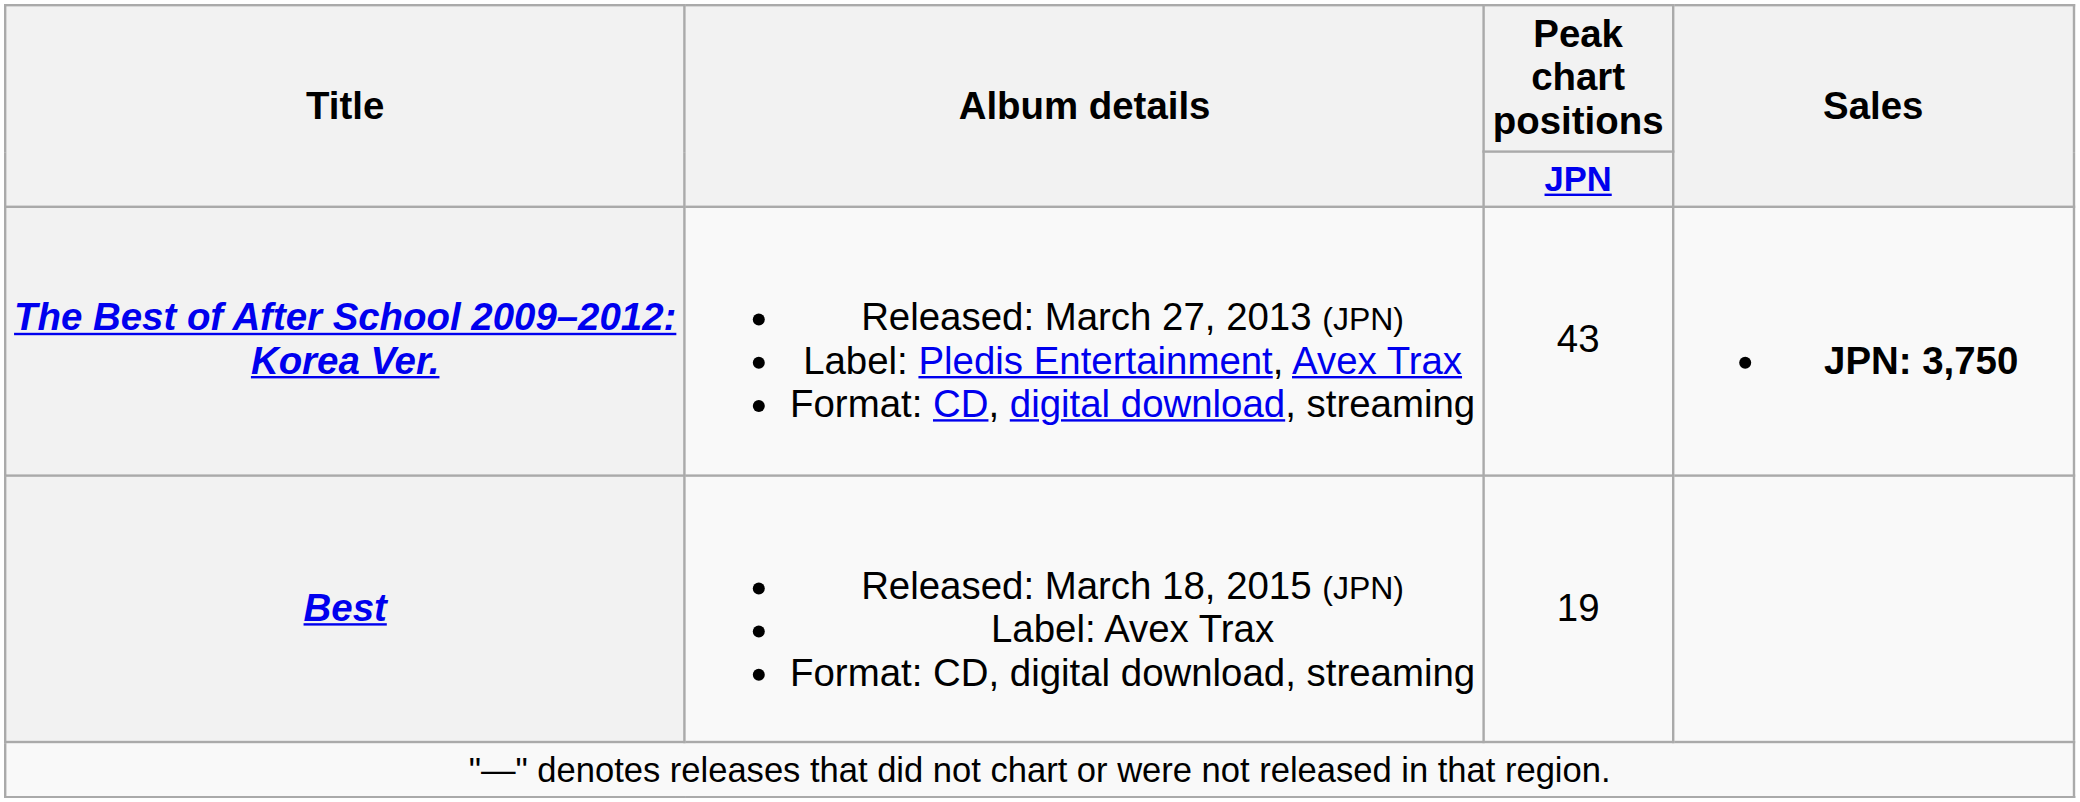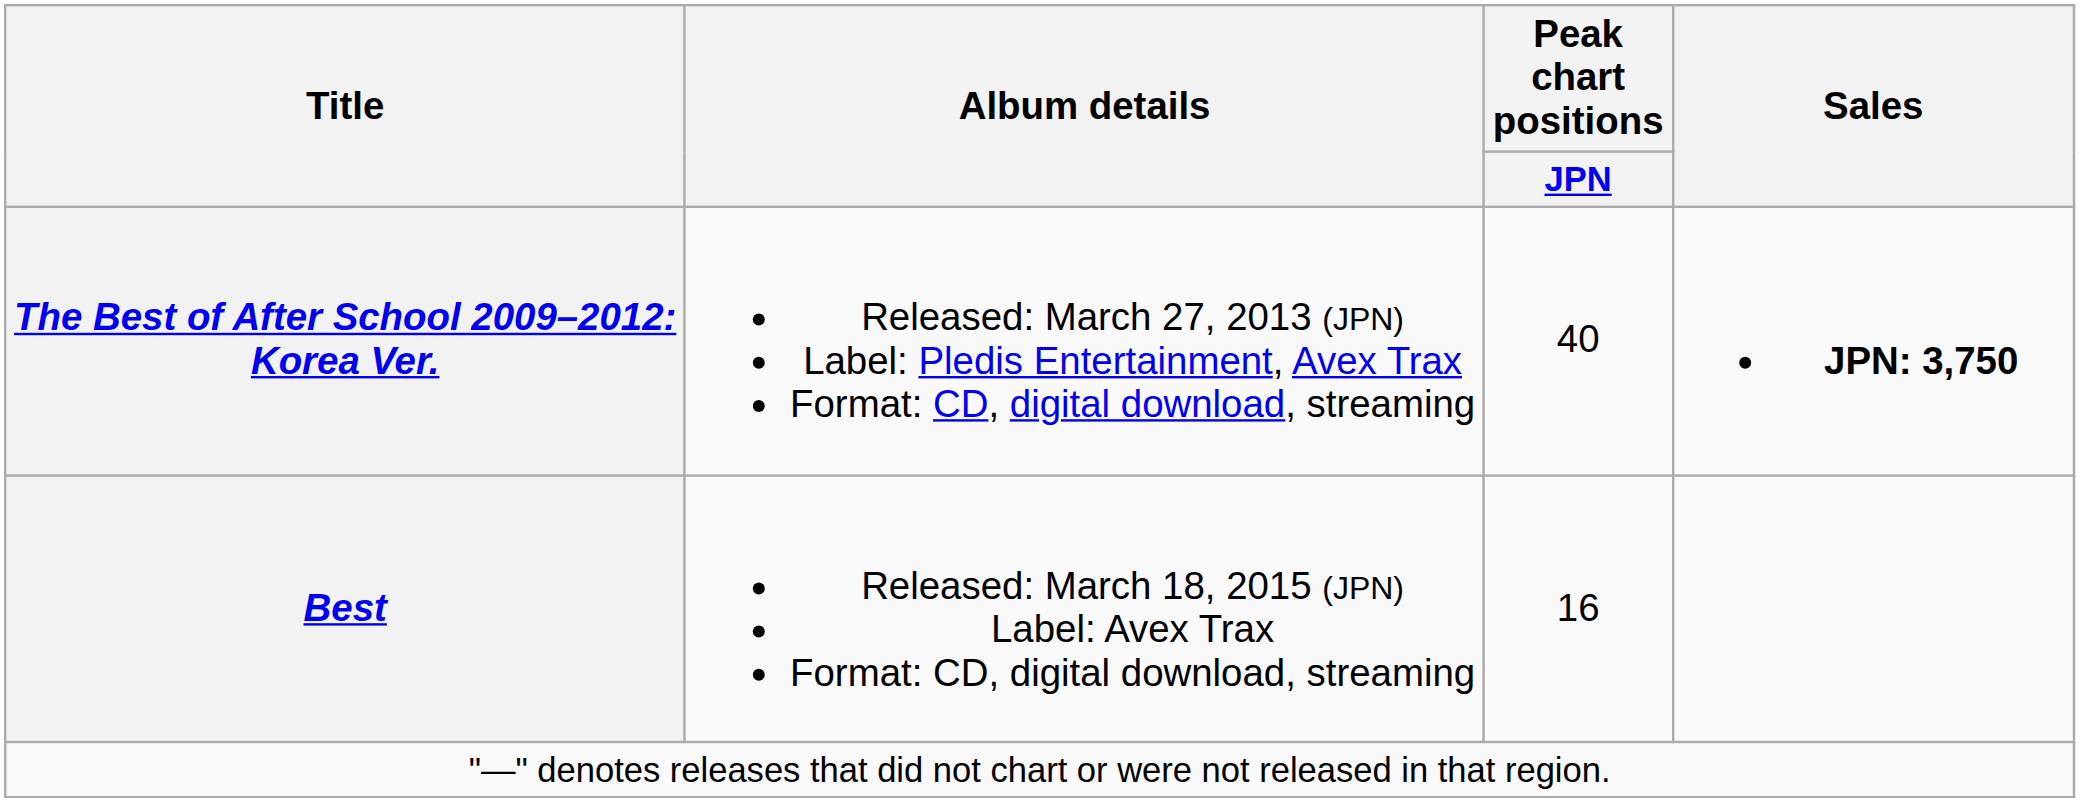(1578, 340) 43 -> (1578, 340) 40
(1578, 607) 19 -> (1578, 607) 16
